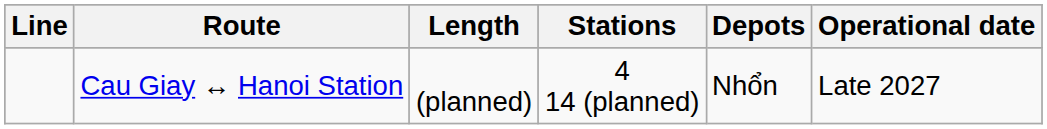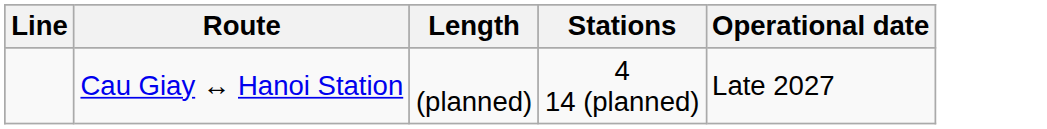- column: (759, 26)
